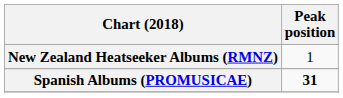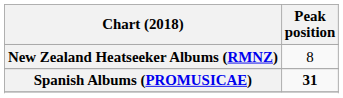(310, 56) 1 -> (310, 56) 8
